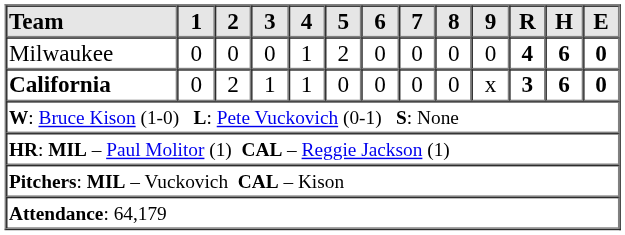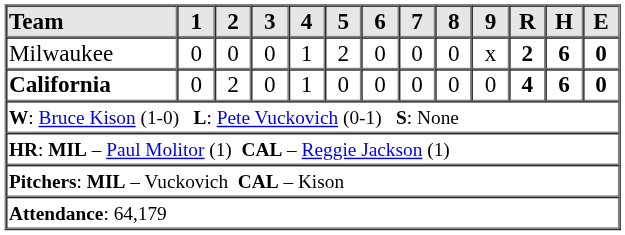(491, 53) 0 -> (491, 53) x
(527, 53) 4 -> (527, 53) 2
(270, 84) 1 -> (270, 84) 0
(491, 84) x -> (491, 84) 0
(527, 84) 3 -> (527, 84) 4
